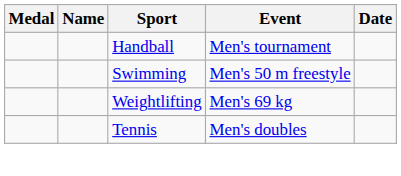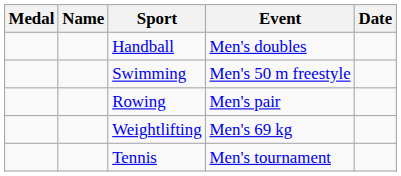(270, 46) Men's tournament -> (258, 46) Men's doubles
+ row: (139, 102)
(258, 129) Men's doubles -> (270, 157) Men's tournament
